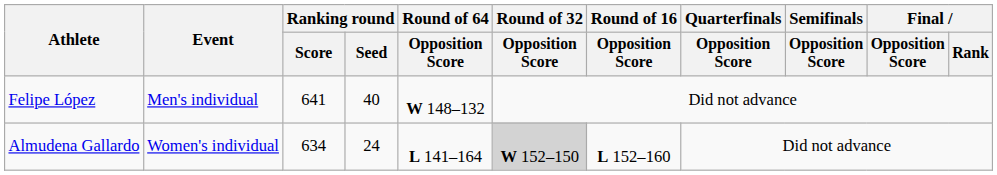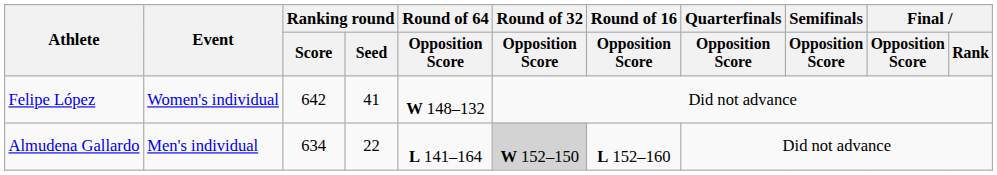(203, 99) Men's individual -> (213, 99) Women's individual
(314, 99) 641 -> (314, 99) 642
(371, 99) 40 -> (371, 99) 41
(213, 146) Women's individual -> (203, 146) Men's individual
(371, 146) 24 -> (371, 146) 22
